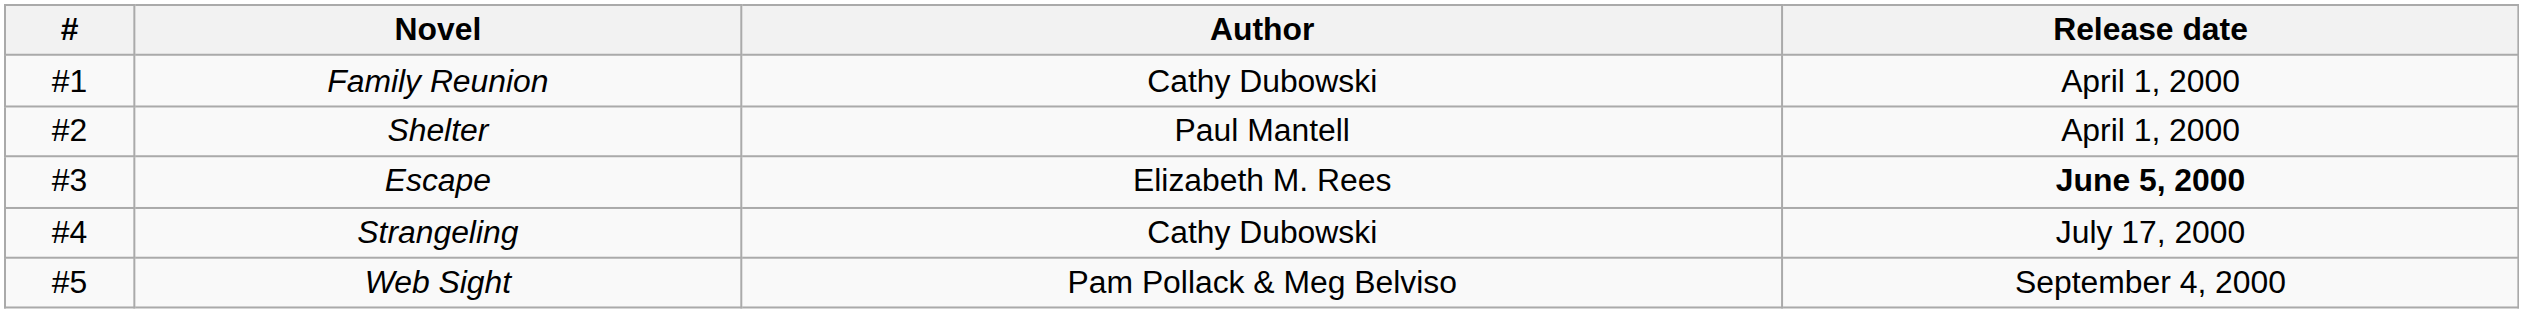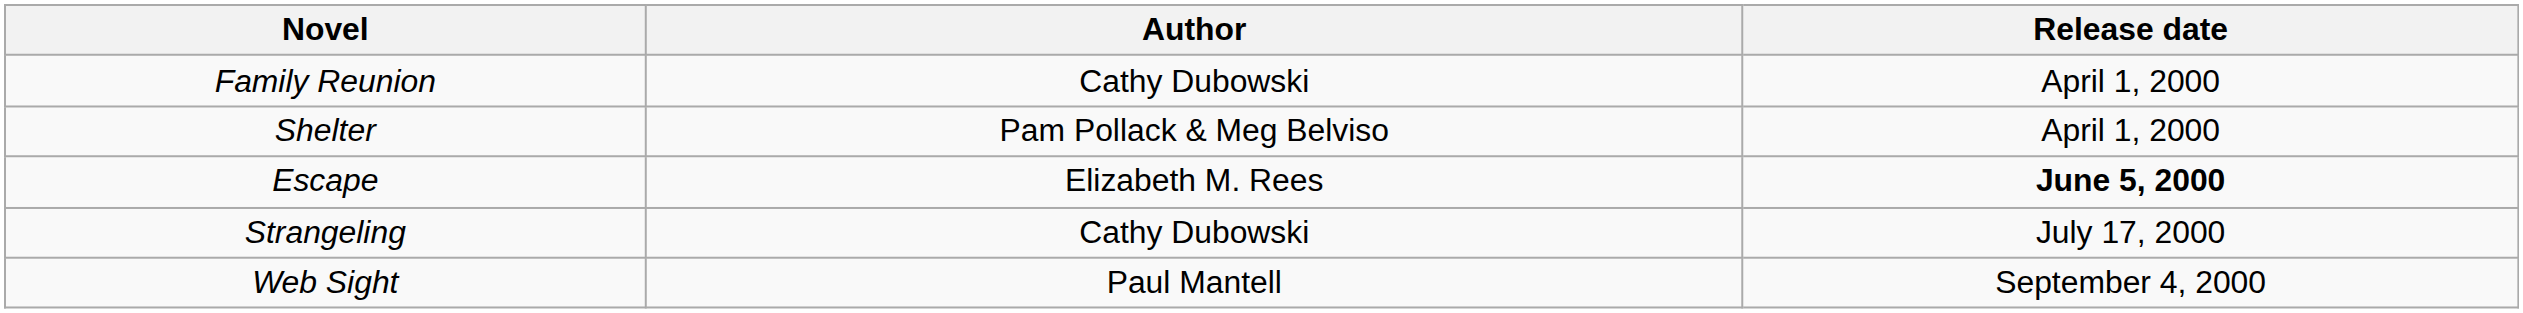- column: (70, 29)
(1262, 130) Paul Mantell -> (1194, 130) Pam Pollack & Meg Belviso
(1262, 282) Pam Pollack & Meg Belviso -> (1194, 282) Paul Mantell
